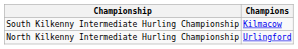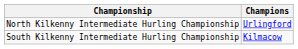rows swapped: (123, 37) <-> (123, 24)
